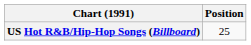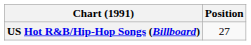(224, 31) 25 -> (224, 31) 27
